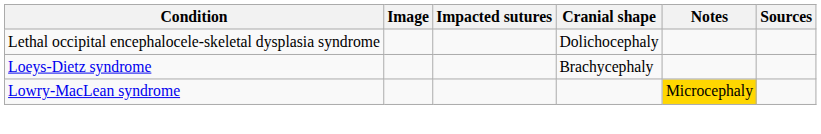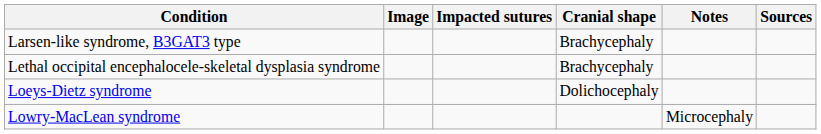+ row: (124, 41)
(609, 41) Dolichocephaly -> (606, 66) Brachycephaly
(606, 66) Brachycephaly -> (609, 91) Dolichocephaly
(709, 91) gold background -> (709, 116) no background
